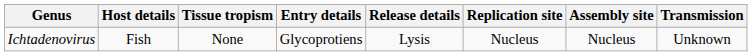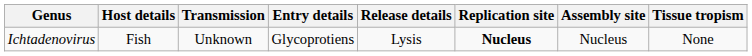columns swapped: (227, 16) <-> (702, 16)
(515, 39) normal -> (506, 39) bold
